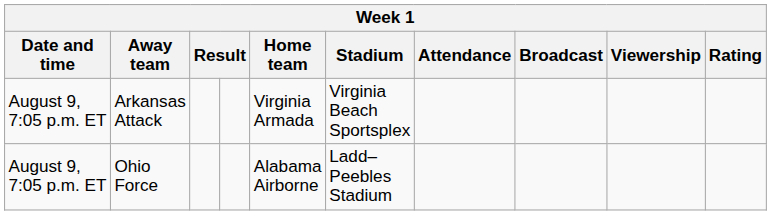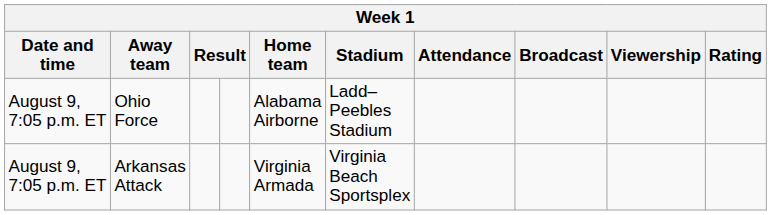rows swapped: (150, 110) <-> (136, 176)
